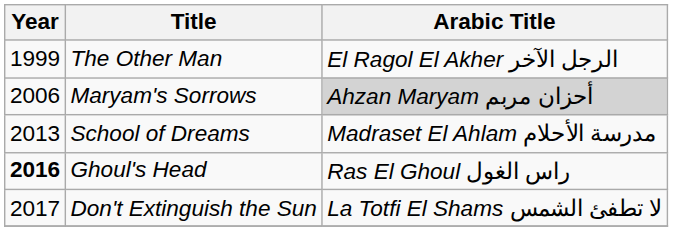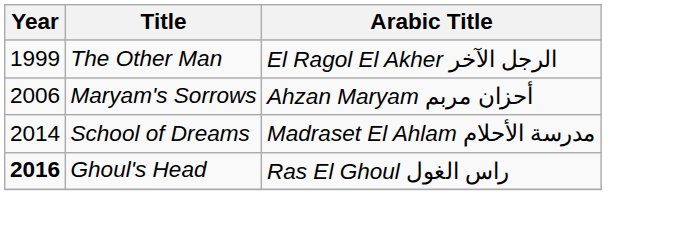(460, 96) lightgrey background -> (400, 96) no background
(35, 133) 2013 -> (35, 133) 2014
- row: (194, 207)
